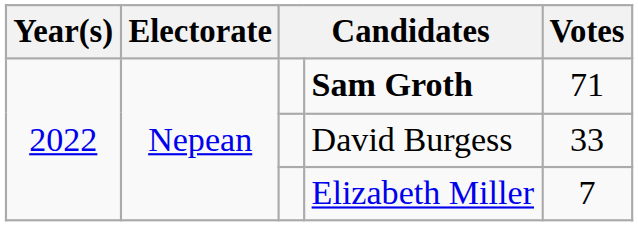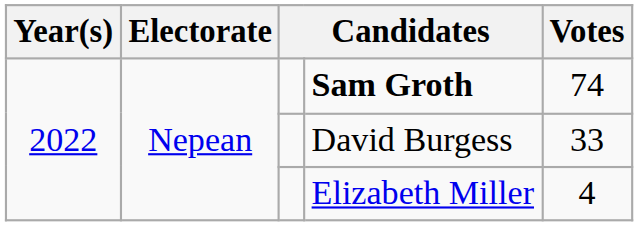(587, 85) 71 -> (587, 85) 74
(587, 193) 7 -> (587, 193) 4
